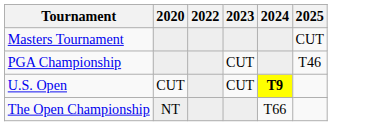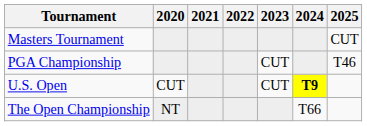+ column: (205, 16)
